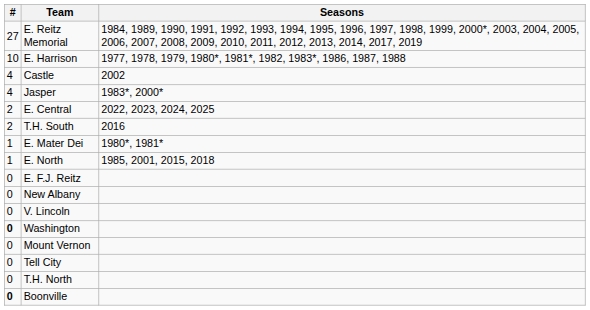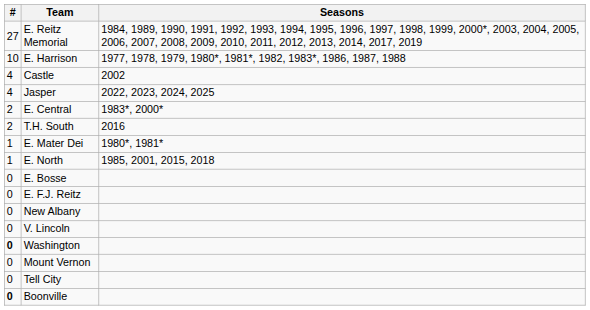(132, 93) 1983*, 2000* -> (158, 93) 2022, 2023, 2024, 2025
(158, 110) 2022, 2023, 2024, 2025 -> (132, 110) 1983*, 2000*
+ row: (45, 178)
- row: (48, 280)
